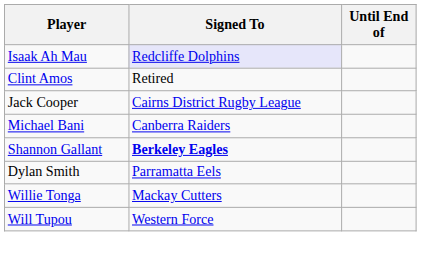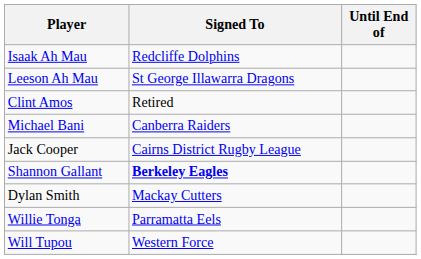(186, 56) lavender background -> (186, 56) no background
+ row: (53, 79)
rows swapped: (46, 126) <-> (43, 103)
(176, 172) Parramatta Eels -> (177, 196) Mackay Cutters
(177, 196) Mackay Cutters -> (176, 219) Parramatta Eels
